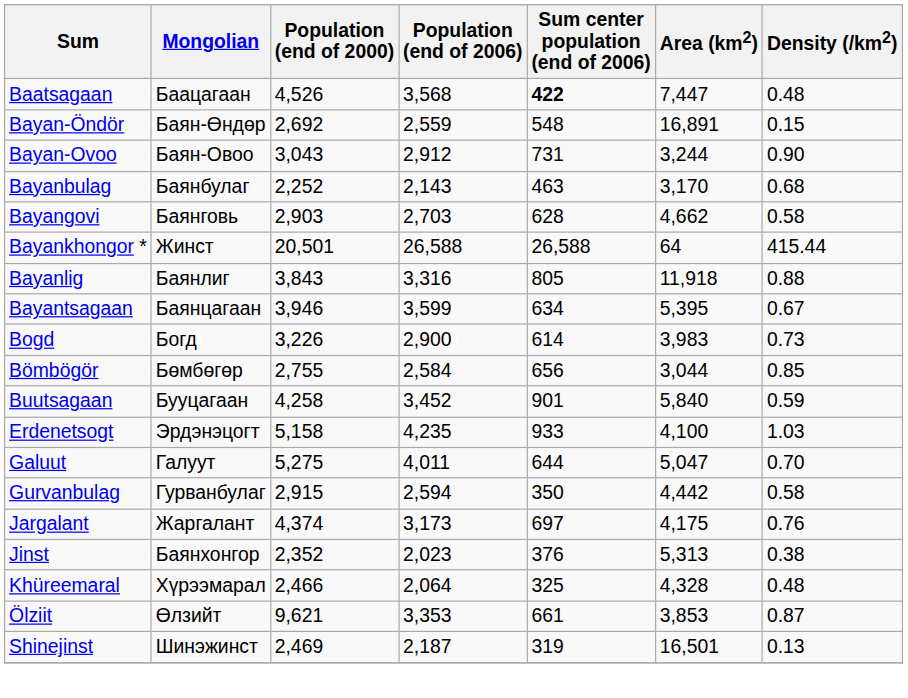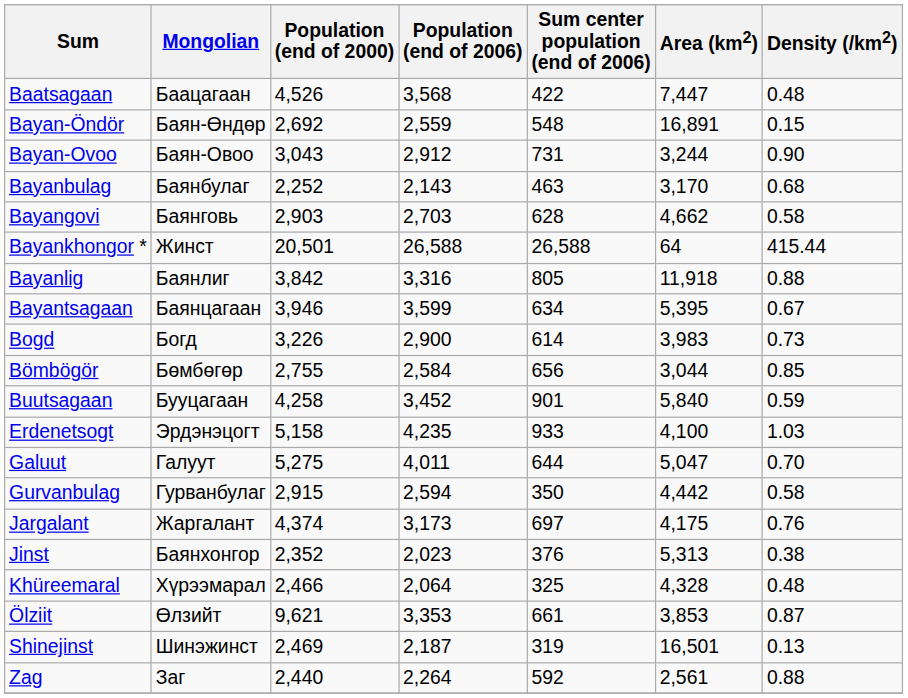(548, 94) bold -> (548, 94) normal
(299, 278) 3,843 -> (299, 278) 3,842
+ row: (26, 677)
